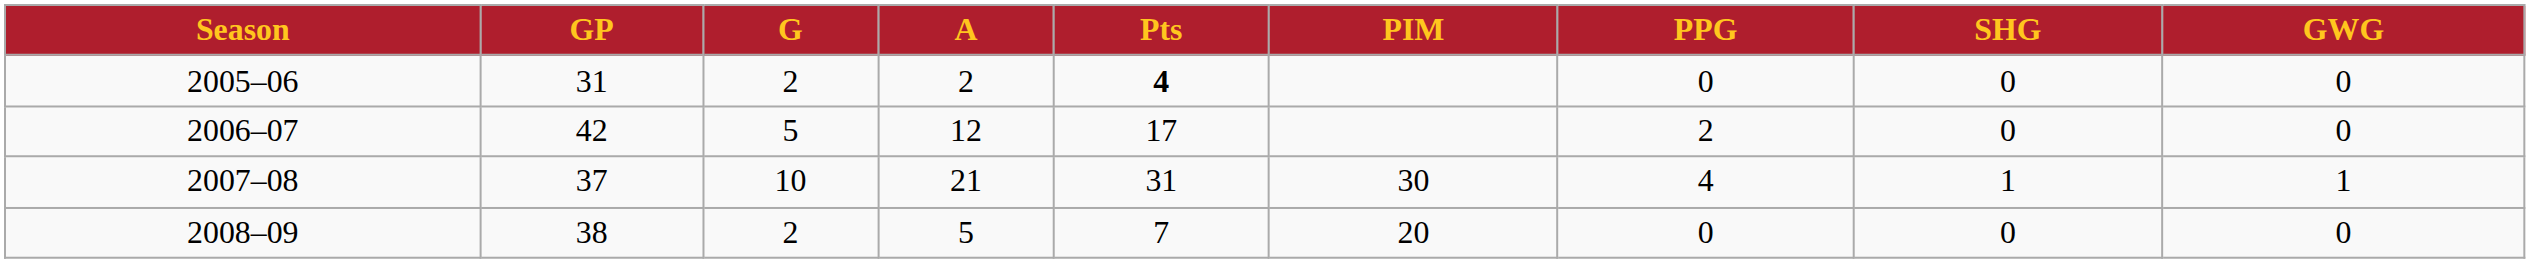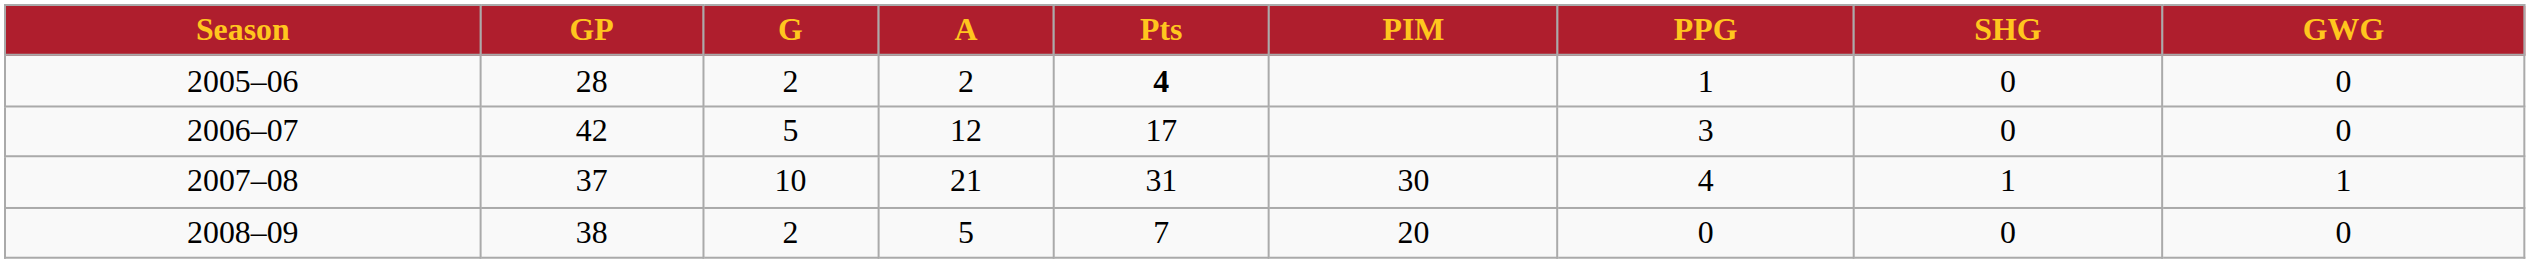(592, 80) 31 -> (592, 80) 28
(1706, 80) 0 -> (1706, 80) 1
(1706, 130) 2 -> (1706, 130) 3
